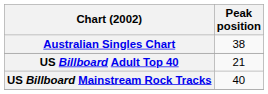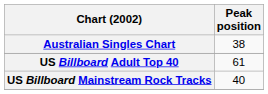(239, 62) 21 -> (239, 62) 61
